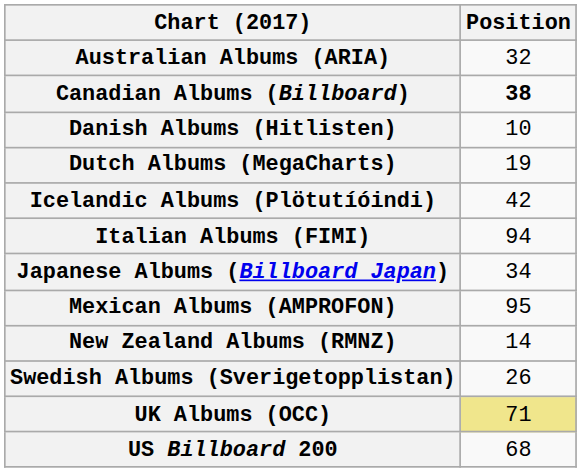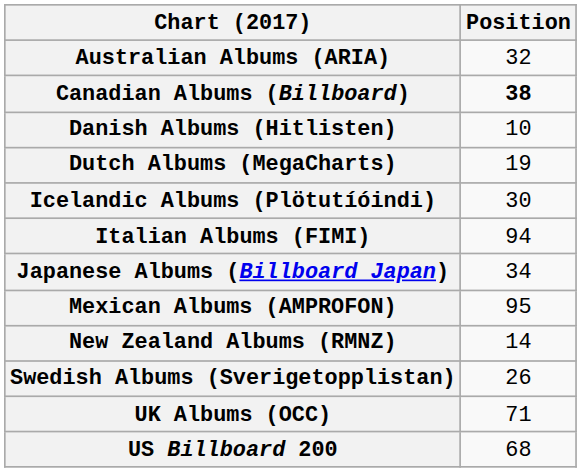(518, 201) 42 -> (518, 201) 30
(518, 414) khaki background -> (518, 414) no background
